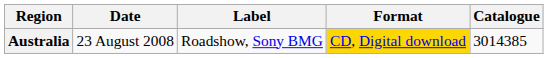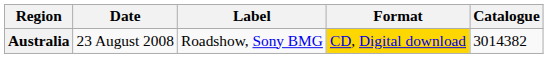(500, 41) 3014385 -> (500, 41) 3014382
